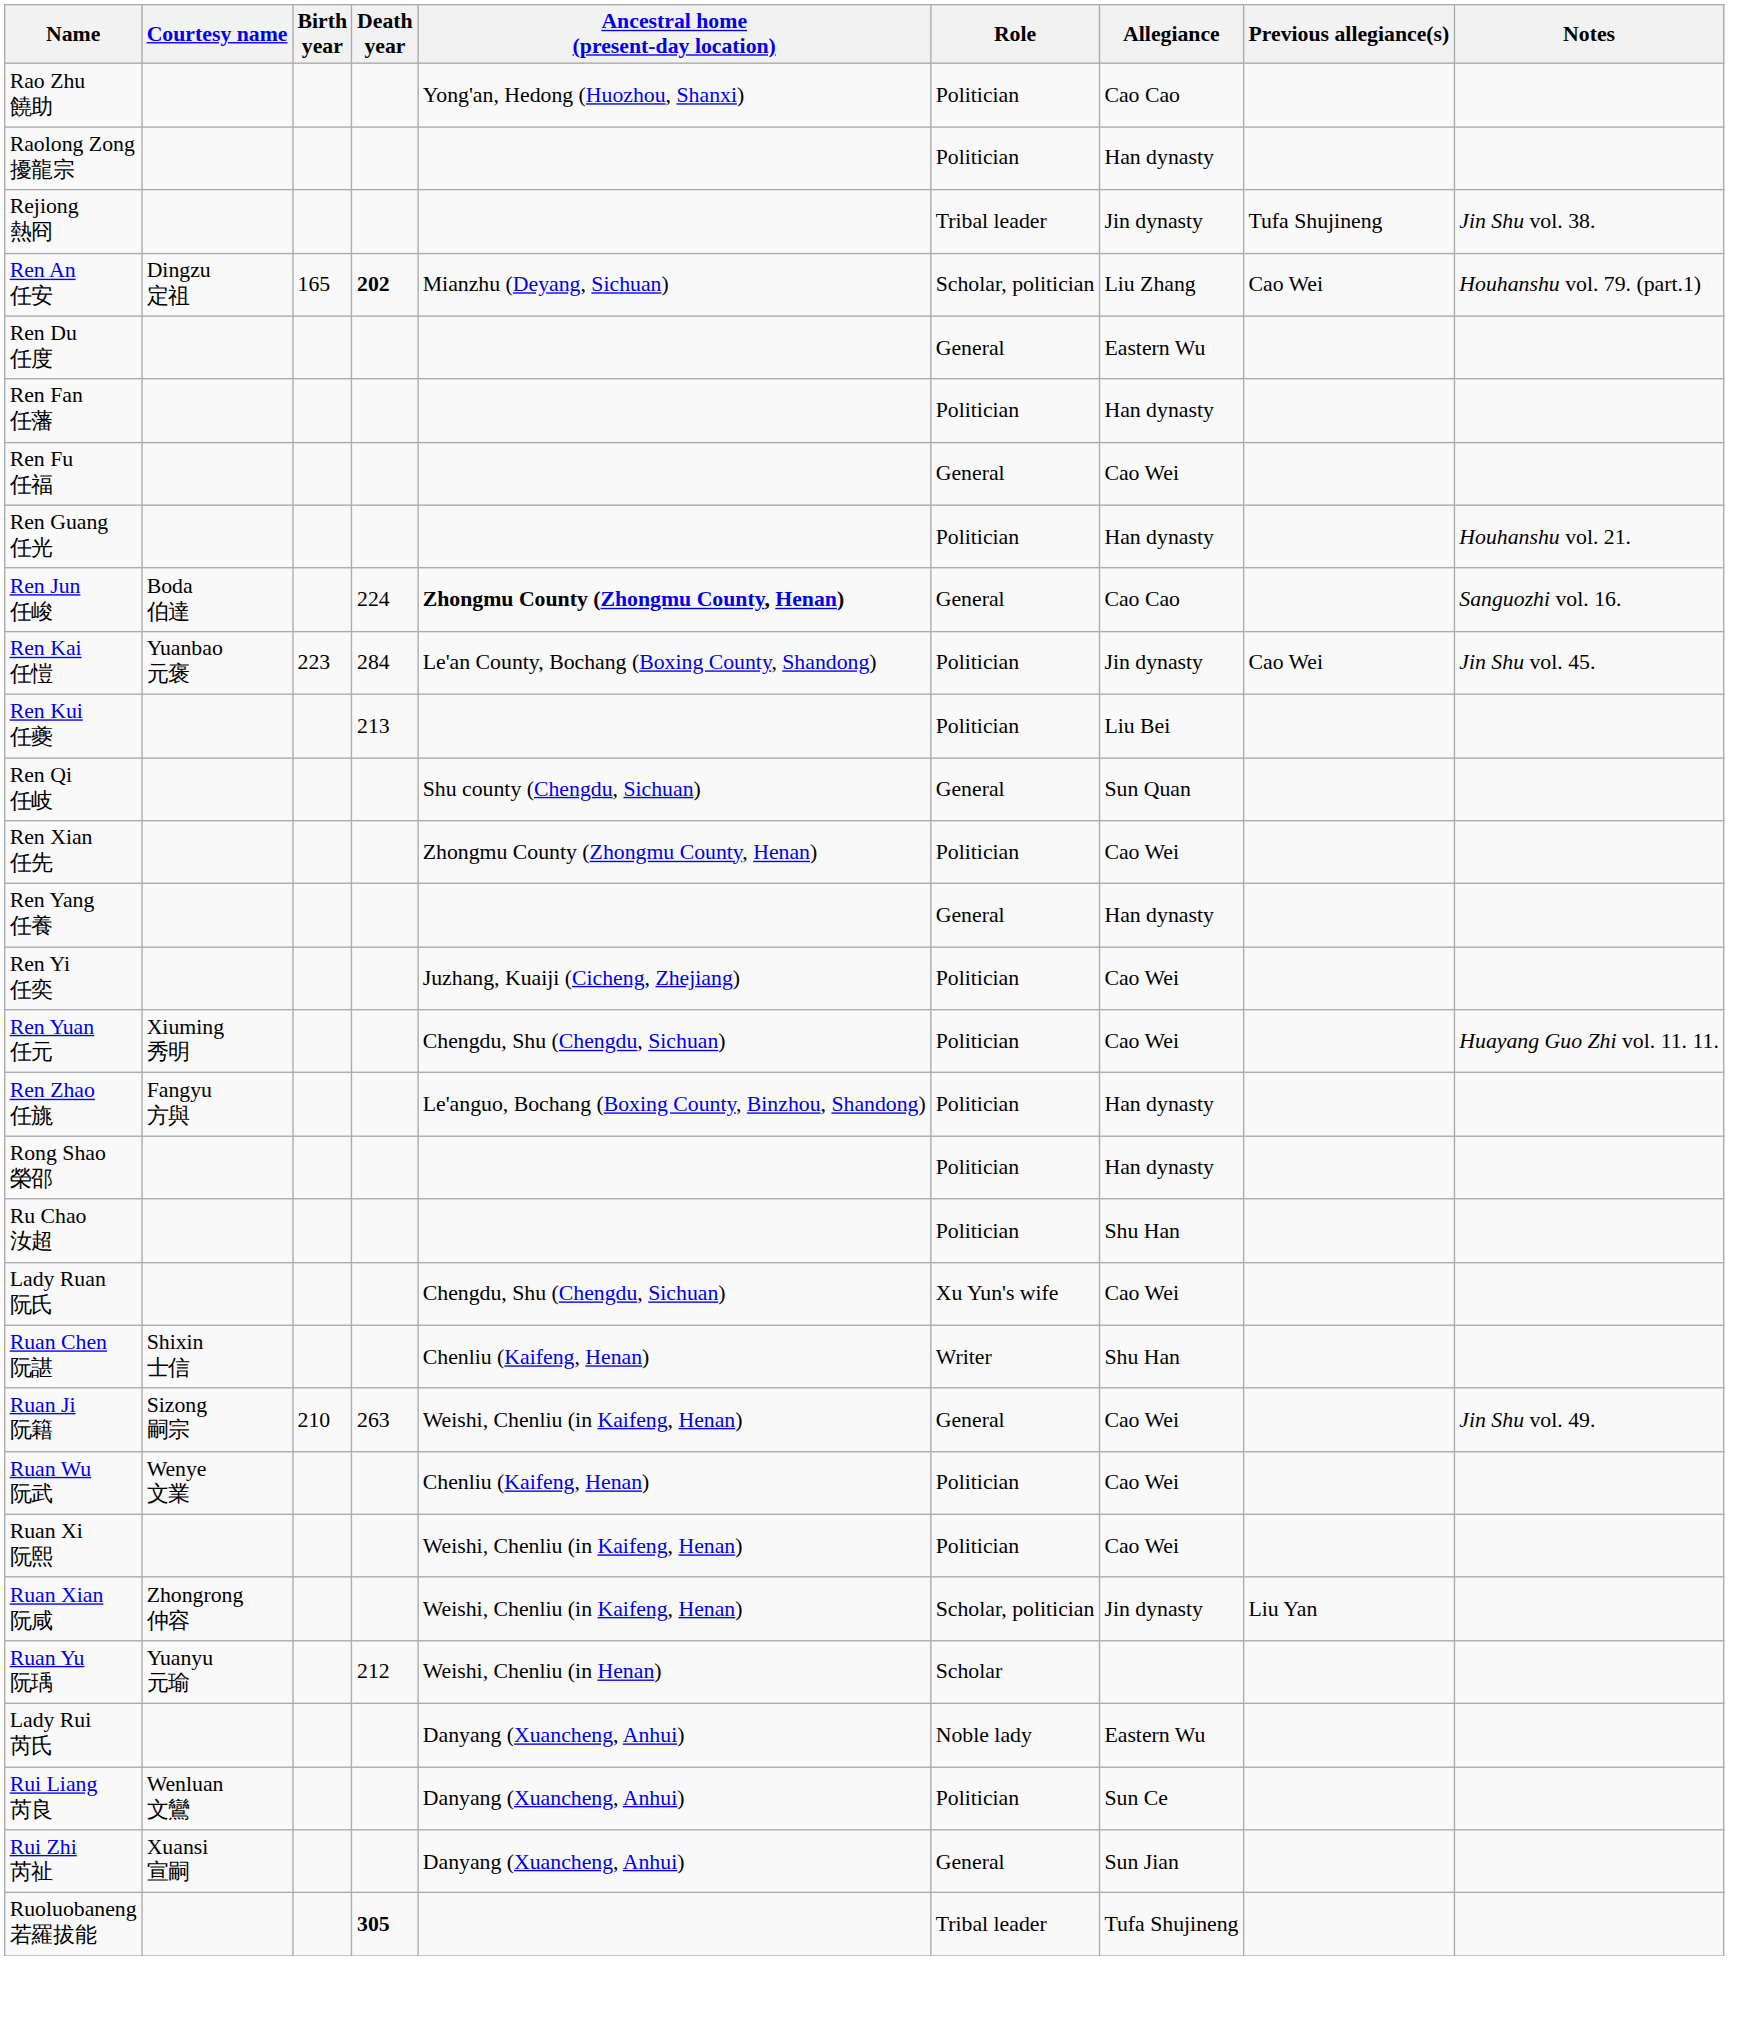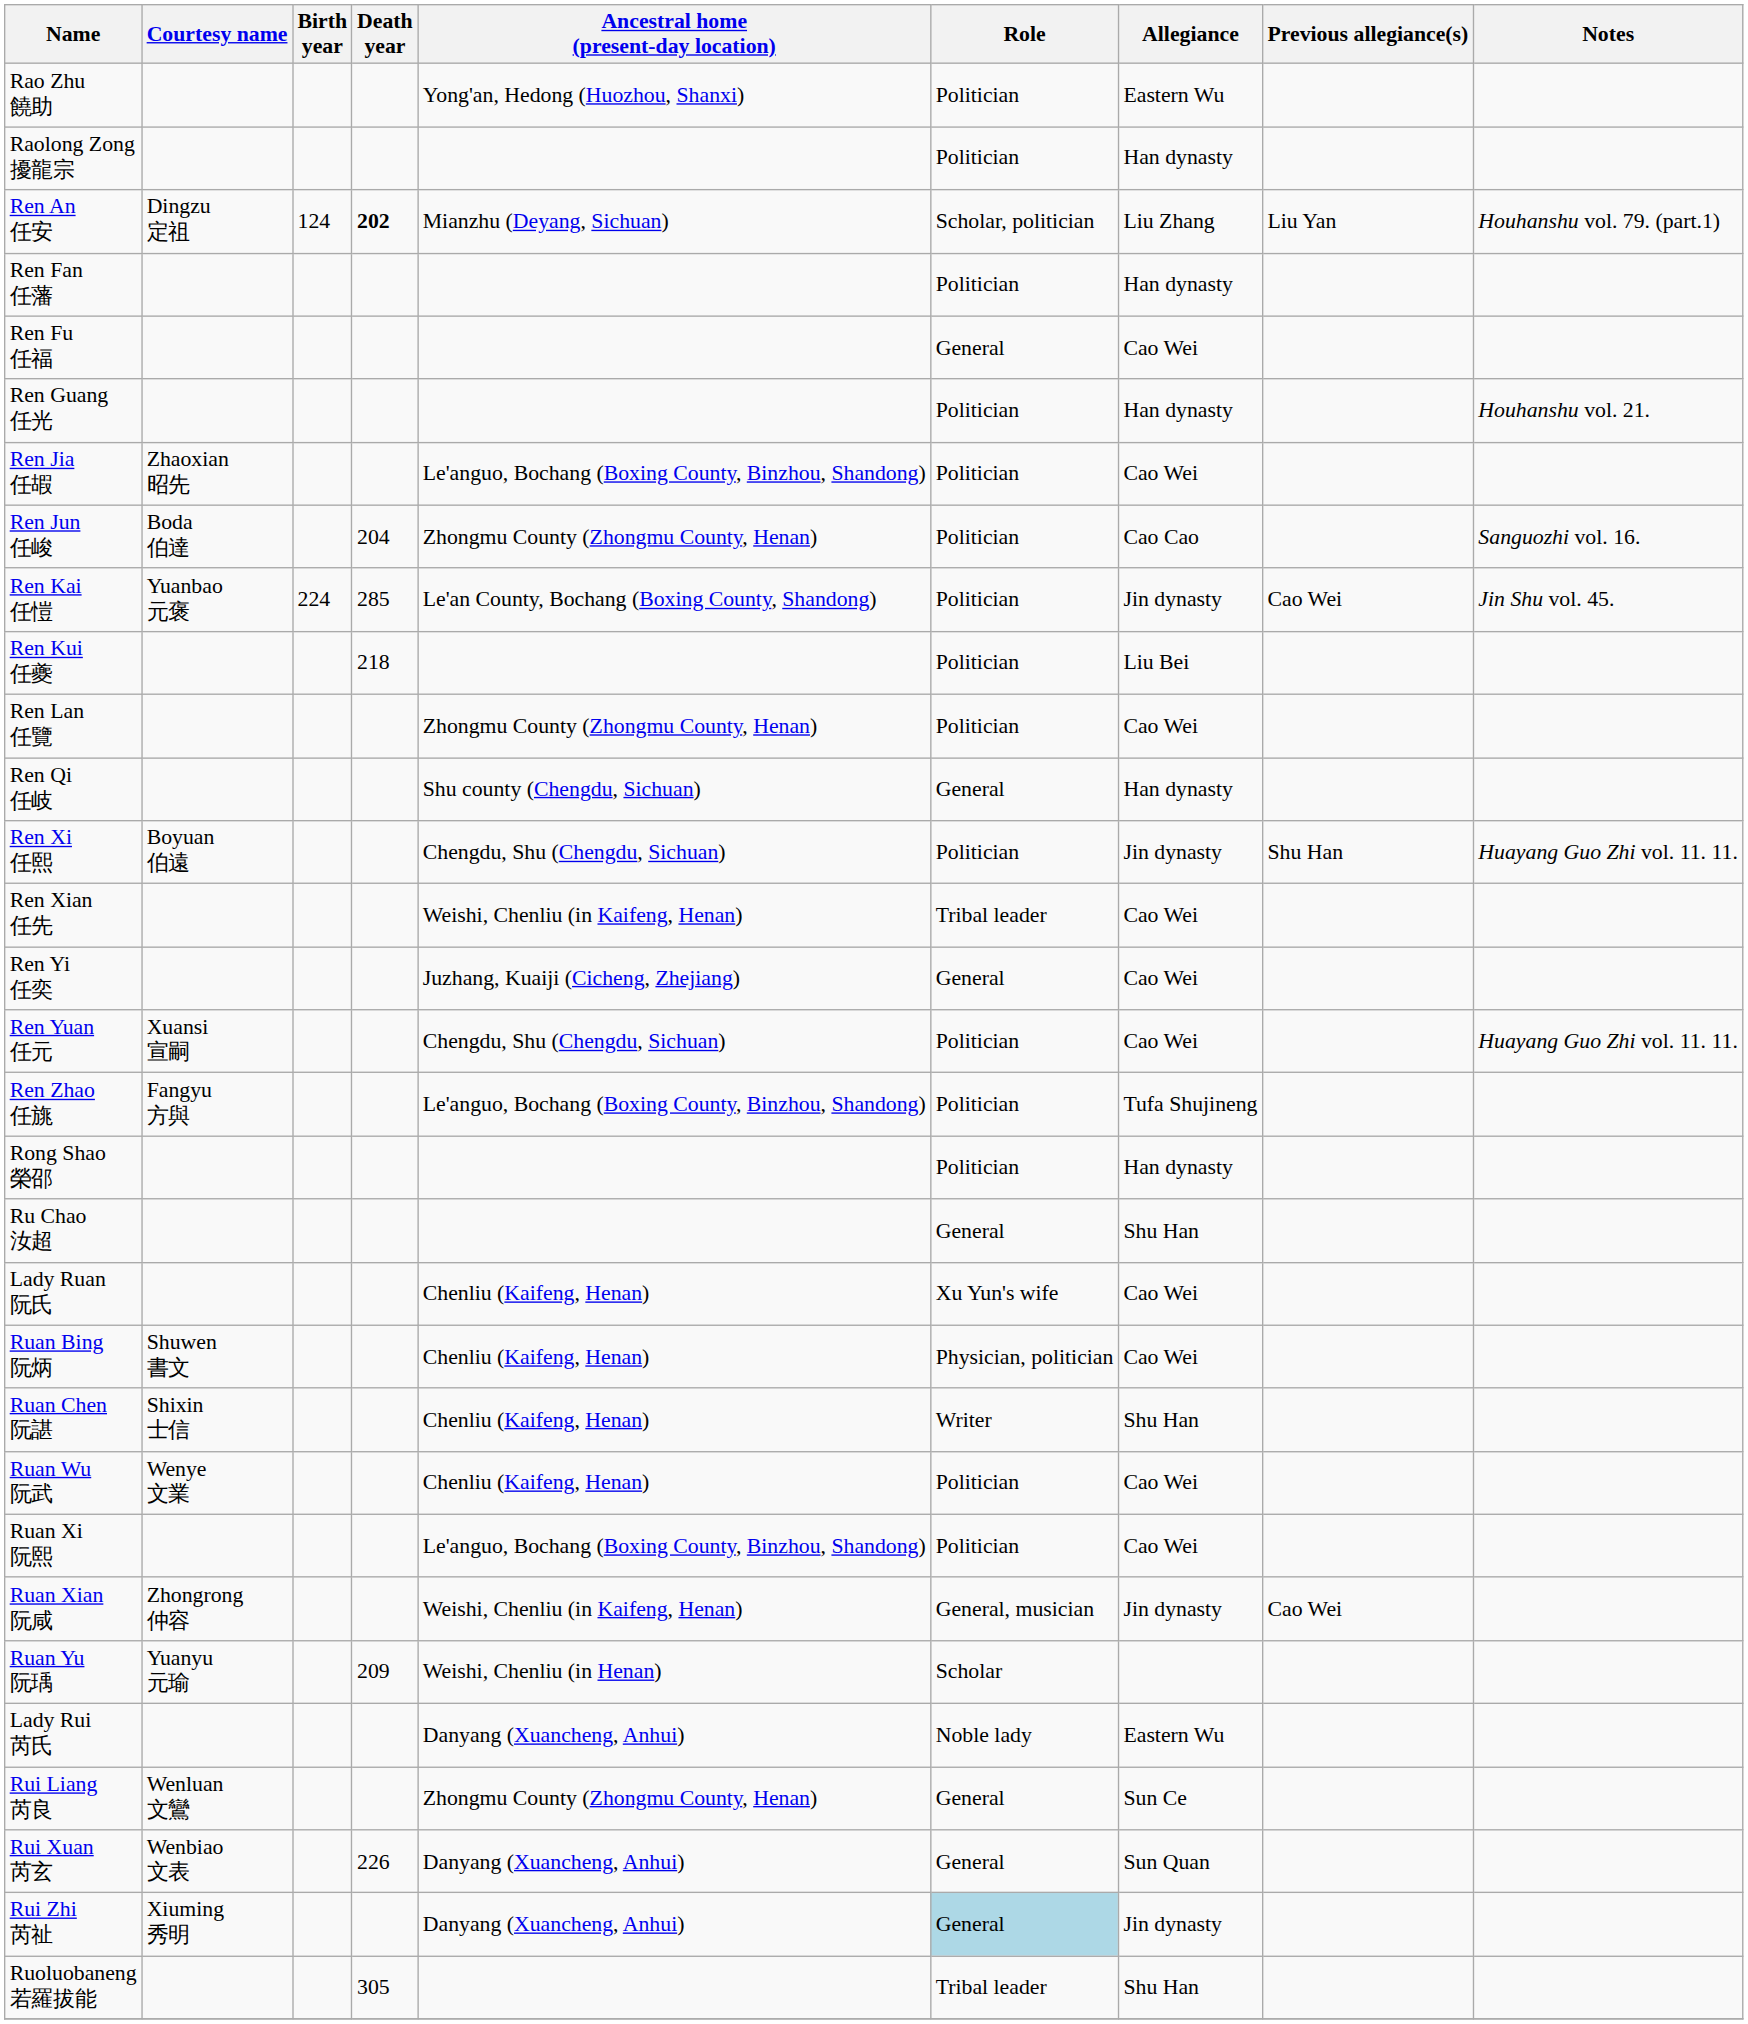(1142, 95) Cao Cao -> (1174, 95) Eastern Wu
- row: (44, 219)
(314, 284) 165 -> (314, 221) 124
(1286, 284) Cao Wei -> (1302, 221) Liu Yan
- row: (43, 345)
+ row: (42, 472)
(373, 599) 224 -> (373, 536) 204
(633, 599) bold -> (620, 536) normal
(970, 599) General -> (977, 536) Politician
(314, 662) 223 -> (314, 599) 224
(373, 662) 284 -> (373, 599) 285
(373, 725) 213 -> (373, 662) 218
+ row: (47, 724)
(1148, 788) Sun Quan -> (1178, 788) Han dynasty
+ row: (41, 850)
(620, 851) Zhongmu County (Zhongmu County, Henan) -> (583, 914) Weishi, Chenliu (in Kaifeng, Henan)
(977, 851) Politician -> (991, 914) Tribal leader
- row: (52, 913)
(977, 978) Politician -> (970, 978) General
(185, 1039) Xiuming 秀明 -> (177, 1039) Xuansi 宣嗣
(1159, 1104) Han dynasty -> (1190, 1104) Tufa Shujineng
(977, 1230) Politician -> (970, 1230) General
(574, 1293) Chengdu, Shu (Chengdu, Sichuan) -> (536, 1293) Chenliu (Kaifeng, Henan)
+ row: (57, 1355)
- row: (43, 1418)
(583, 1545) Weishi, Chenliu (in Kaifeng, Henan) -> (674, 1545) Le'anguo, Bochang (Boxing County, Binzhou, Shandong)
(1015, 1608) Scholar, politician -> (1015, 1608) General, musician
(1283, 1608) Liu Yan -> (1305, 1608) Cao Wei
(373, 1671) 212 -> (373, 1671) 209
(554, 1797) Danyang (Xuancheng, Anhui) -> (620, 1797) Zhongmu County (Zhongmu County, Henan)
(977, 1797) Politician -> (970, 1797) General
+ row: (52, 1859)
(177, 1859) Xuansi 宣嗣 -> (185, 1922) Xiuming 秀明
(970, 1860) no background -> (970, 1924) lightblue background
(1142, 1860) Sun Jian -> (1173, 1924) Jin dynasty
(373, 1924) bold -> (373, 1987) normal
(1171, 1924) Tufa Shujineng -> (1161, 1987) Shu Han
